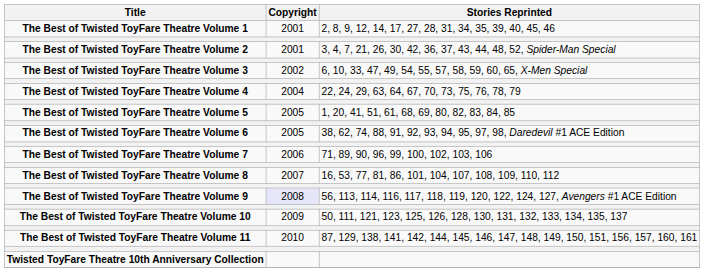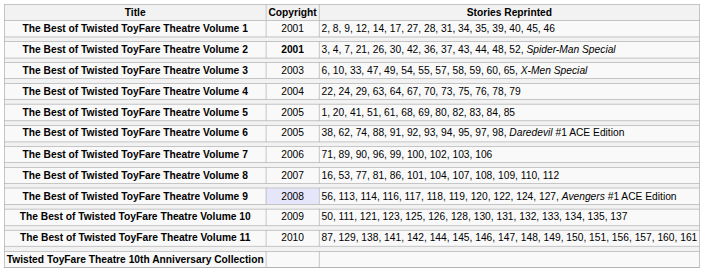(293, 49) normal -> (293, 49) bold
(293, 70) 2002 -> (293, 70) 2003
